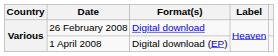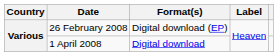(168, 28) Digital download -> (180, 28) Digital download (EP)
(180, 43) Digital download (EP) -> (168, 43) Digital download
